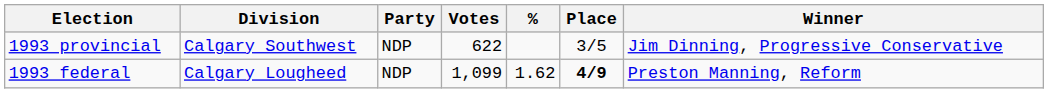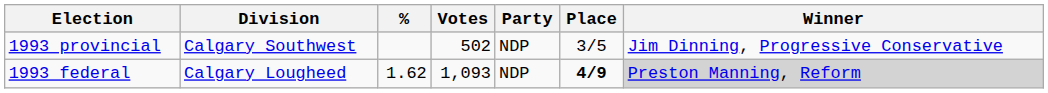columns swapped: (410, 18) <-> (533, 18)
(487, 46) 622 -> (476, 46) 502
(477, 74) 1,099 -> (466, 74) 1,093
(744, 74) no background -> (744, 74) lightgrey background
